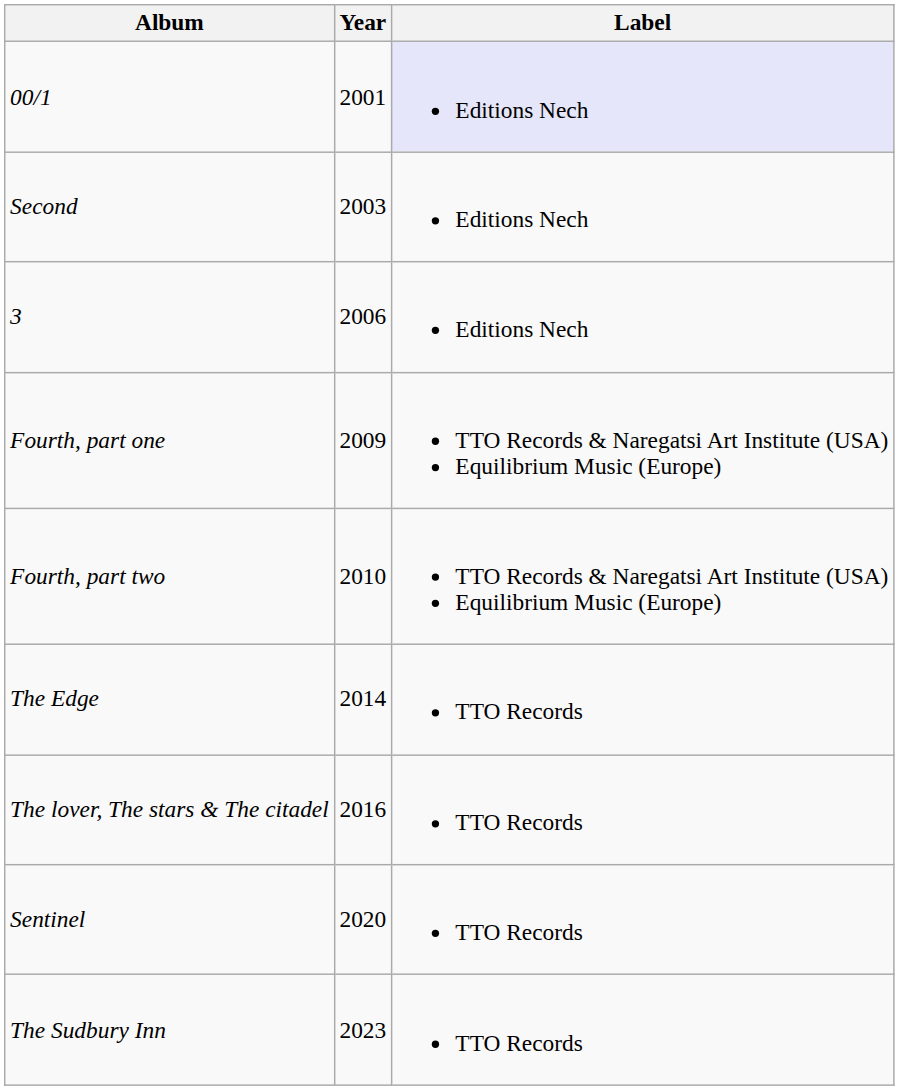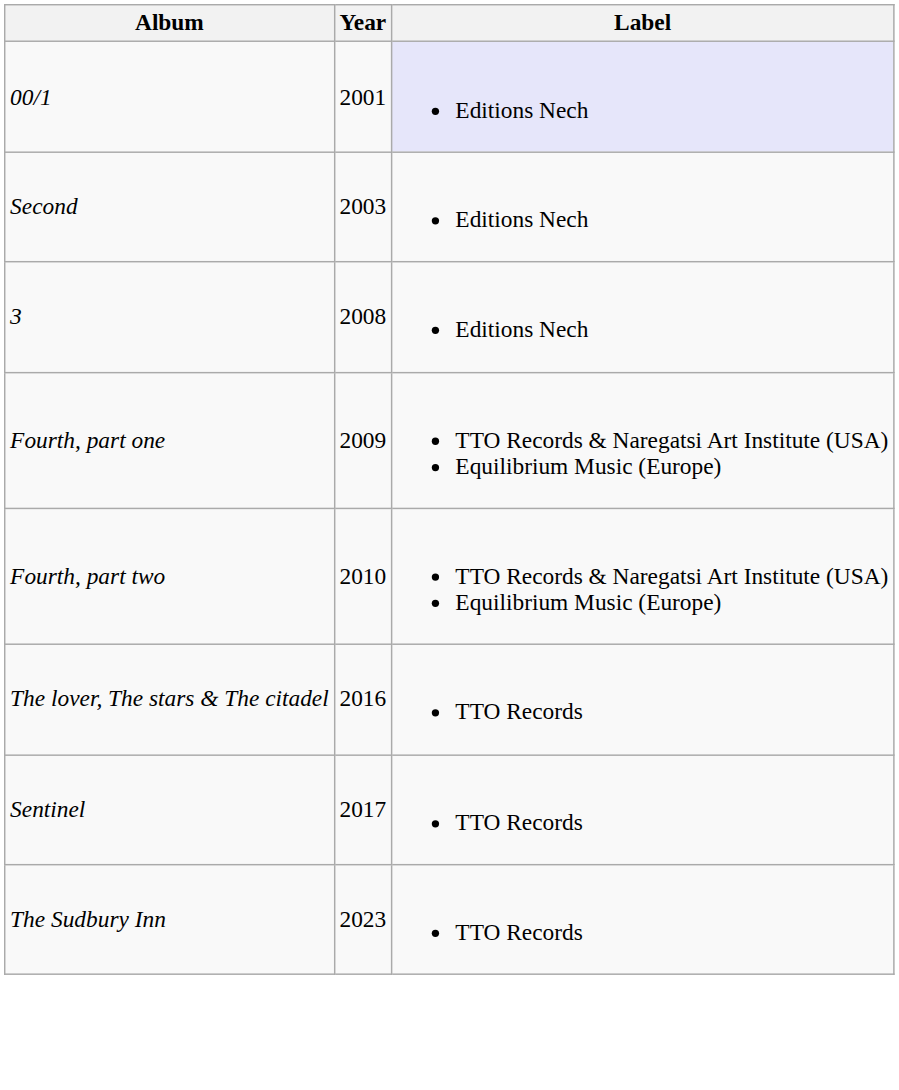(363, 316) 2006 -> (363, 316) 2008
- row: (55, 699)
(363, 919) 2020 -> (363, 809) 2017
